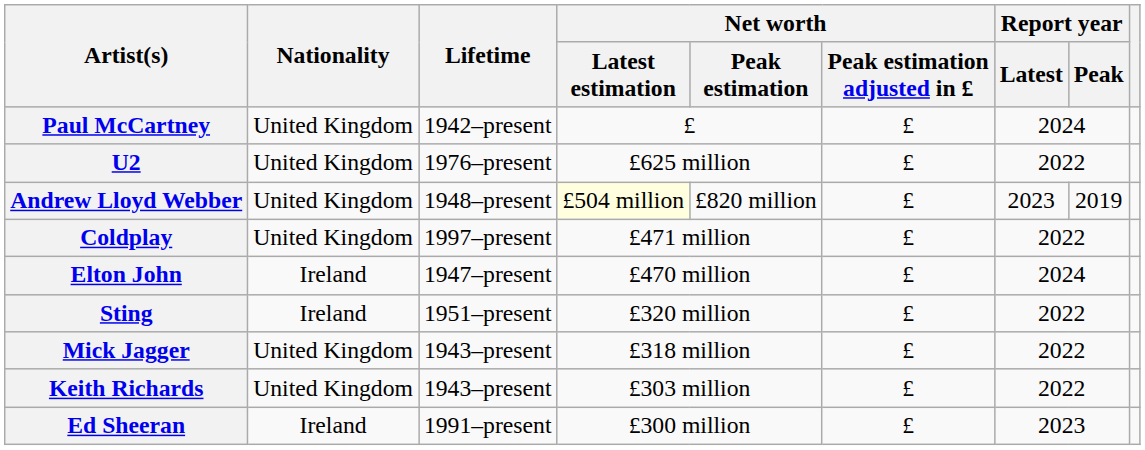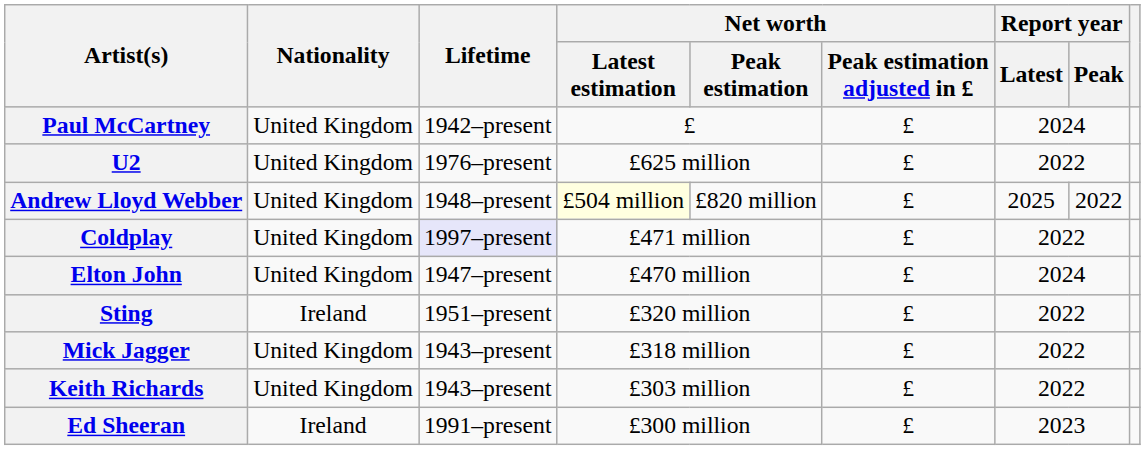(1031, 200) 2023 -> (1031, 200) 2025
(1099, 200) 2019 -> (1099, 200) 2022
(488, 237) no background -> (488, 237) lavender background
(333, 275) Ireland -> (333, 275) United Kingdom
